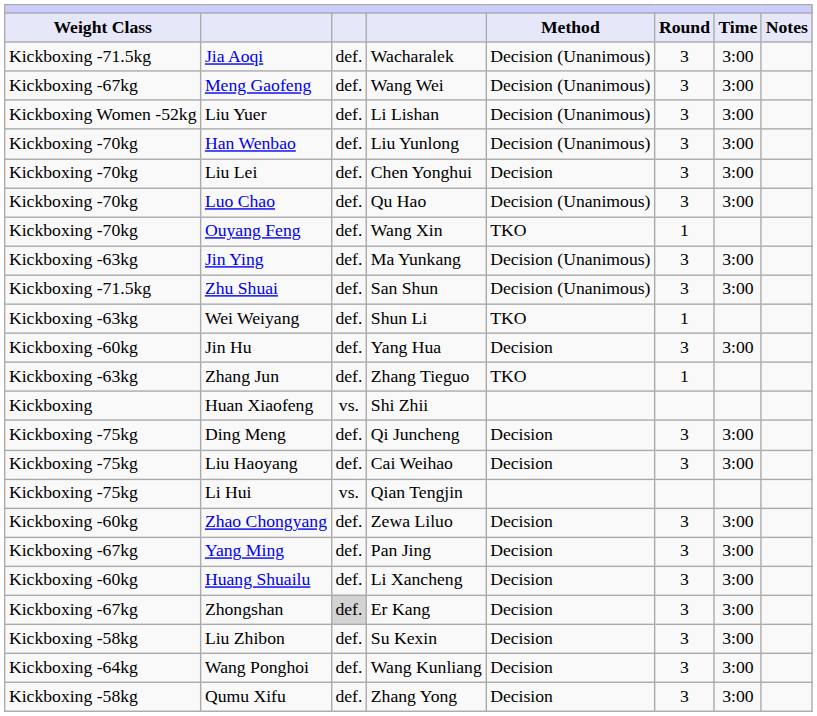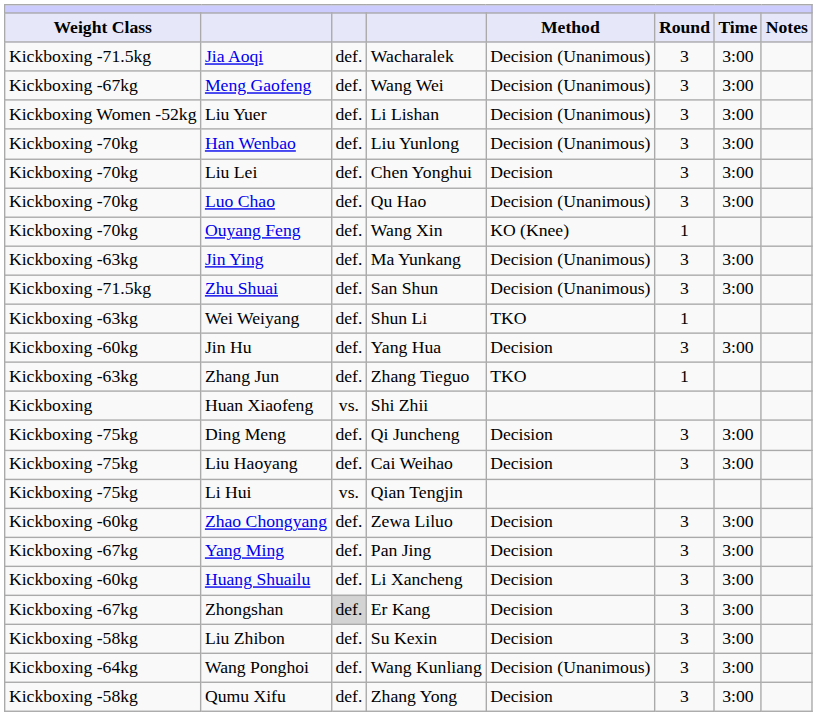(508, 231) TKO -> (530, 231) KO (Knee)
(522, 667) Decision -> (570, 667) Decision (Unanimous)
